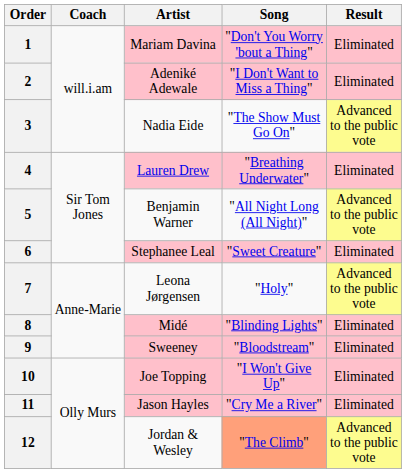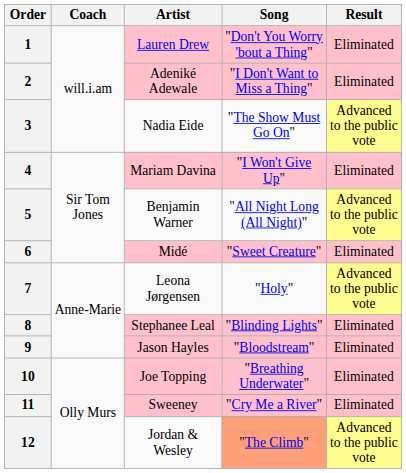(173, 44) Mariam Davina -> (173, 44) Lauren Drew
(173, 170) Lauren Drew -> (173, 170) Mariam Davina
(274, 170) "Breathing Underwater" -> (274, 170) "I Won't Give Up"
(173, 251) Stephanee Leal -> (173, 251) Midé
(173, 325) Midé -> (173, 325) Stephanee Leal
(173, 347) Sweeney -> (173, 347) Jason Hayles
(274, 376) "I Won't Give Up" -> (274, 376) "Breathing Underwater"
(173, 405) Jason Hayles -> (173, 405) Sweeney
